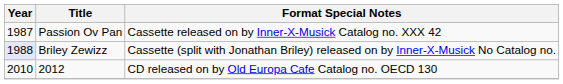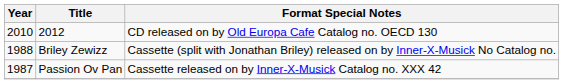rows swapped: (80, 32) <-> (51, 69)
(20, 50) lavender background -> (20, 50) no background
